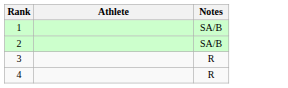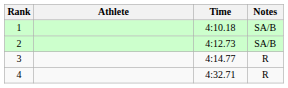+ column: (220, 12)
